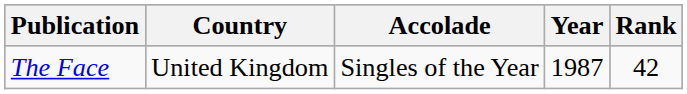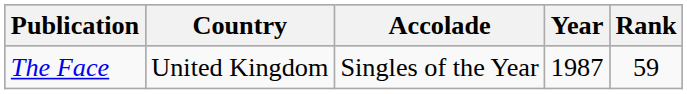(646, 66) 42 -> (646, 66) 59
